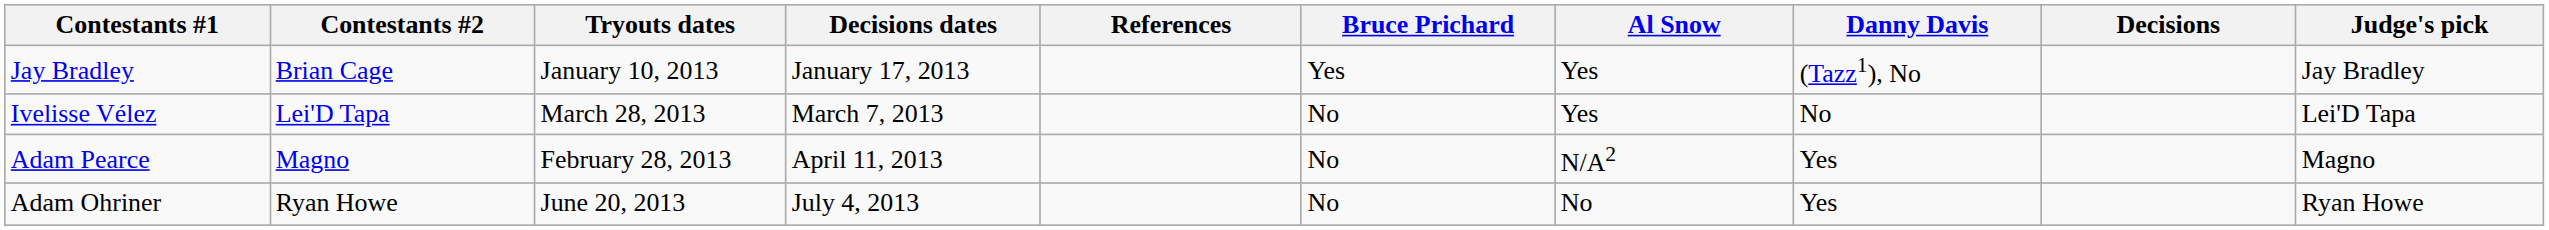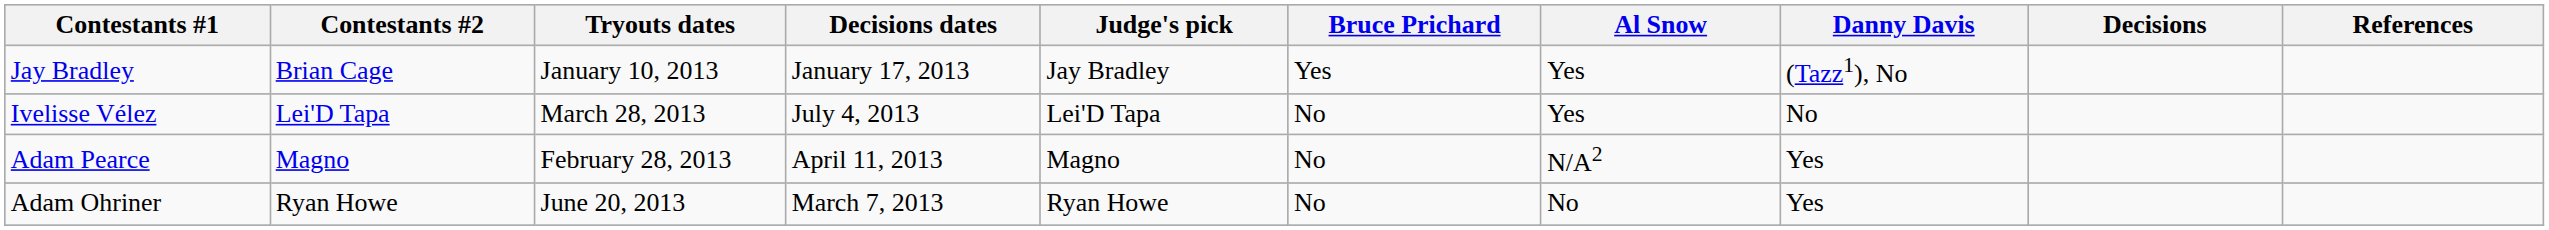columns swapped: (2420, 25) <-> (1171, 25)
(868, 114) March 7, 2013 -> (855, 114) July 4, 2013
(855, 203) July 4, 2013 -> (868, 203) March 7, 2013
